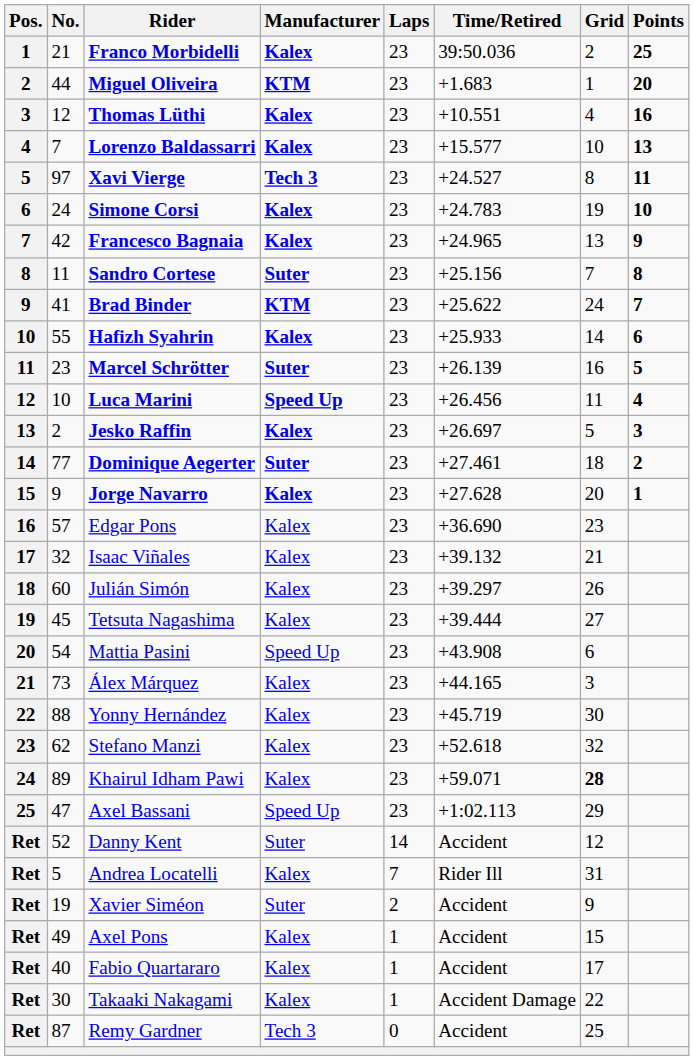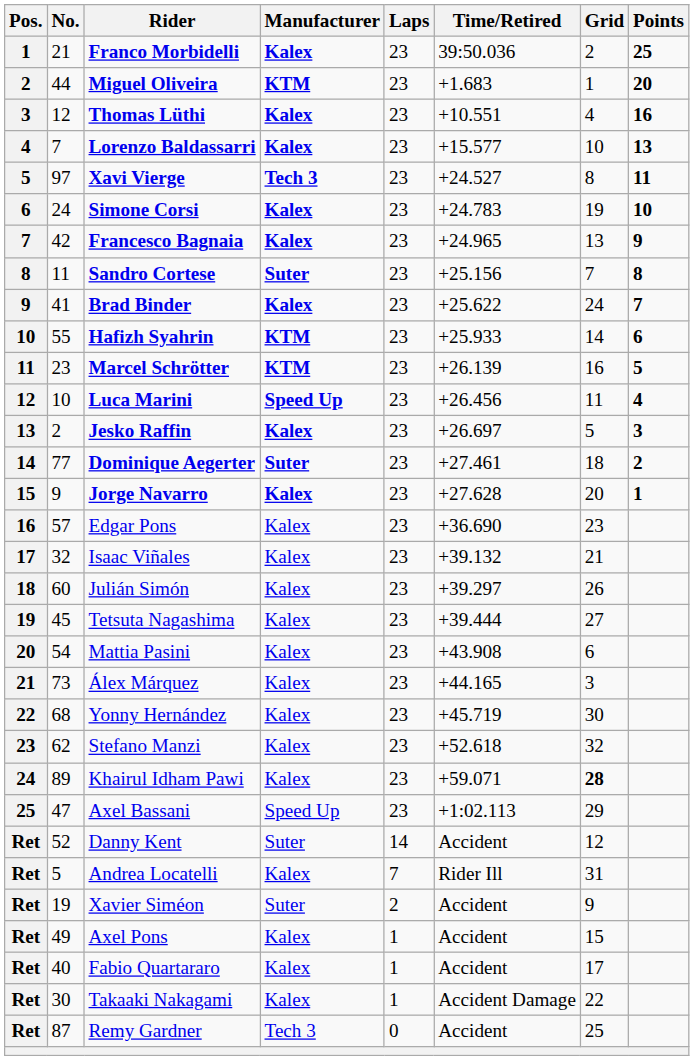(287, 304) KTM -> (288, 304) Kalex
(288, 336) Kalex -> (287, 336) KTM
(287, 367) Suter -> (287, 367) KTM
(302, 652) Speed Up -> (287, 652) Kalex
(61, 715) 88 -> (61, 715) 68
